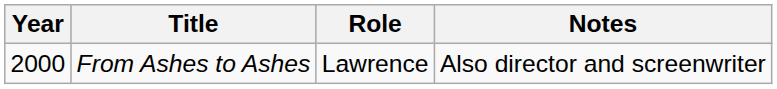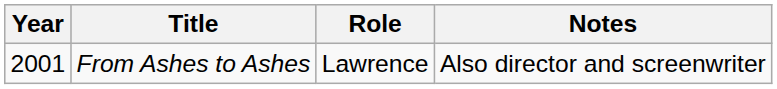(38, 63) 2000 -> (38, 63) 2001
